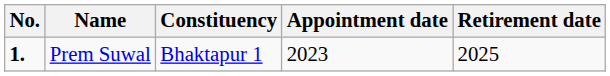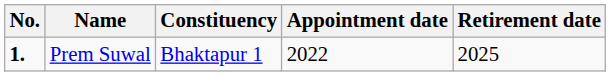(307, 53) 2023 -> (307, 53) 2022
